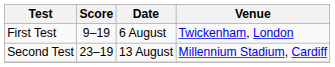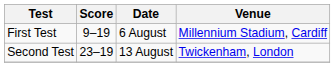(236, 33) Twickenham, London -> (253, 33) Millennium Stadium, Cardiff
(253, 52) Millennium Stadium, Cardiff -> (236, 52) Twickenham, London
